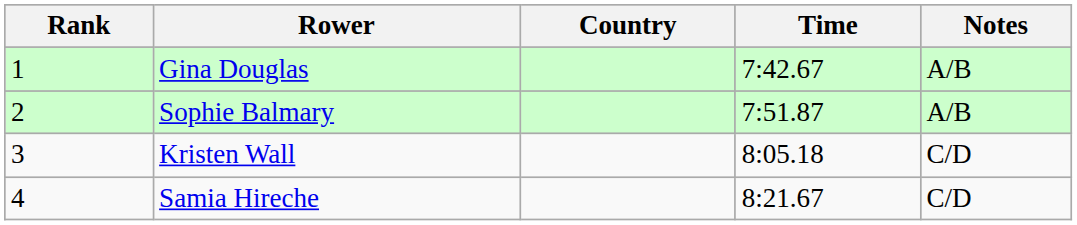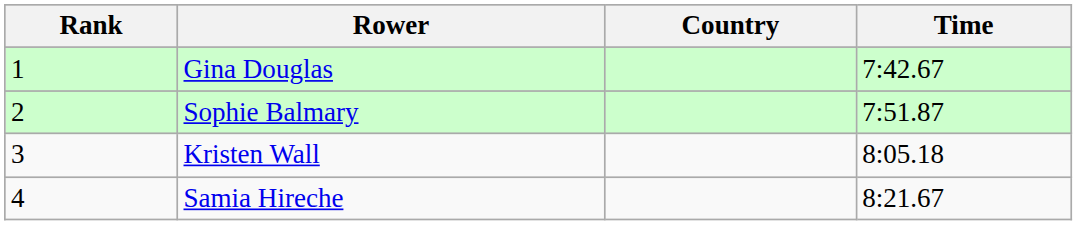- column: (996, 25)
